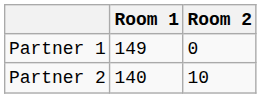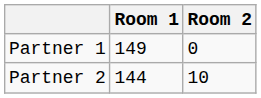(131, 78) 140 -> (131, 78) 144
